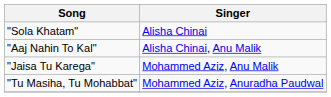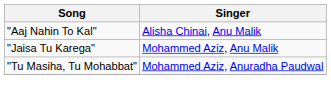- row: (43, 31)
